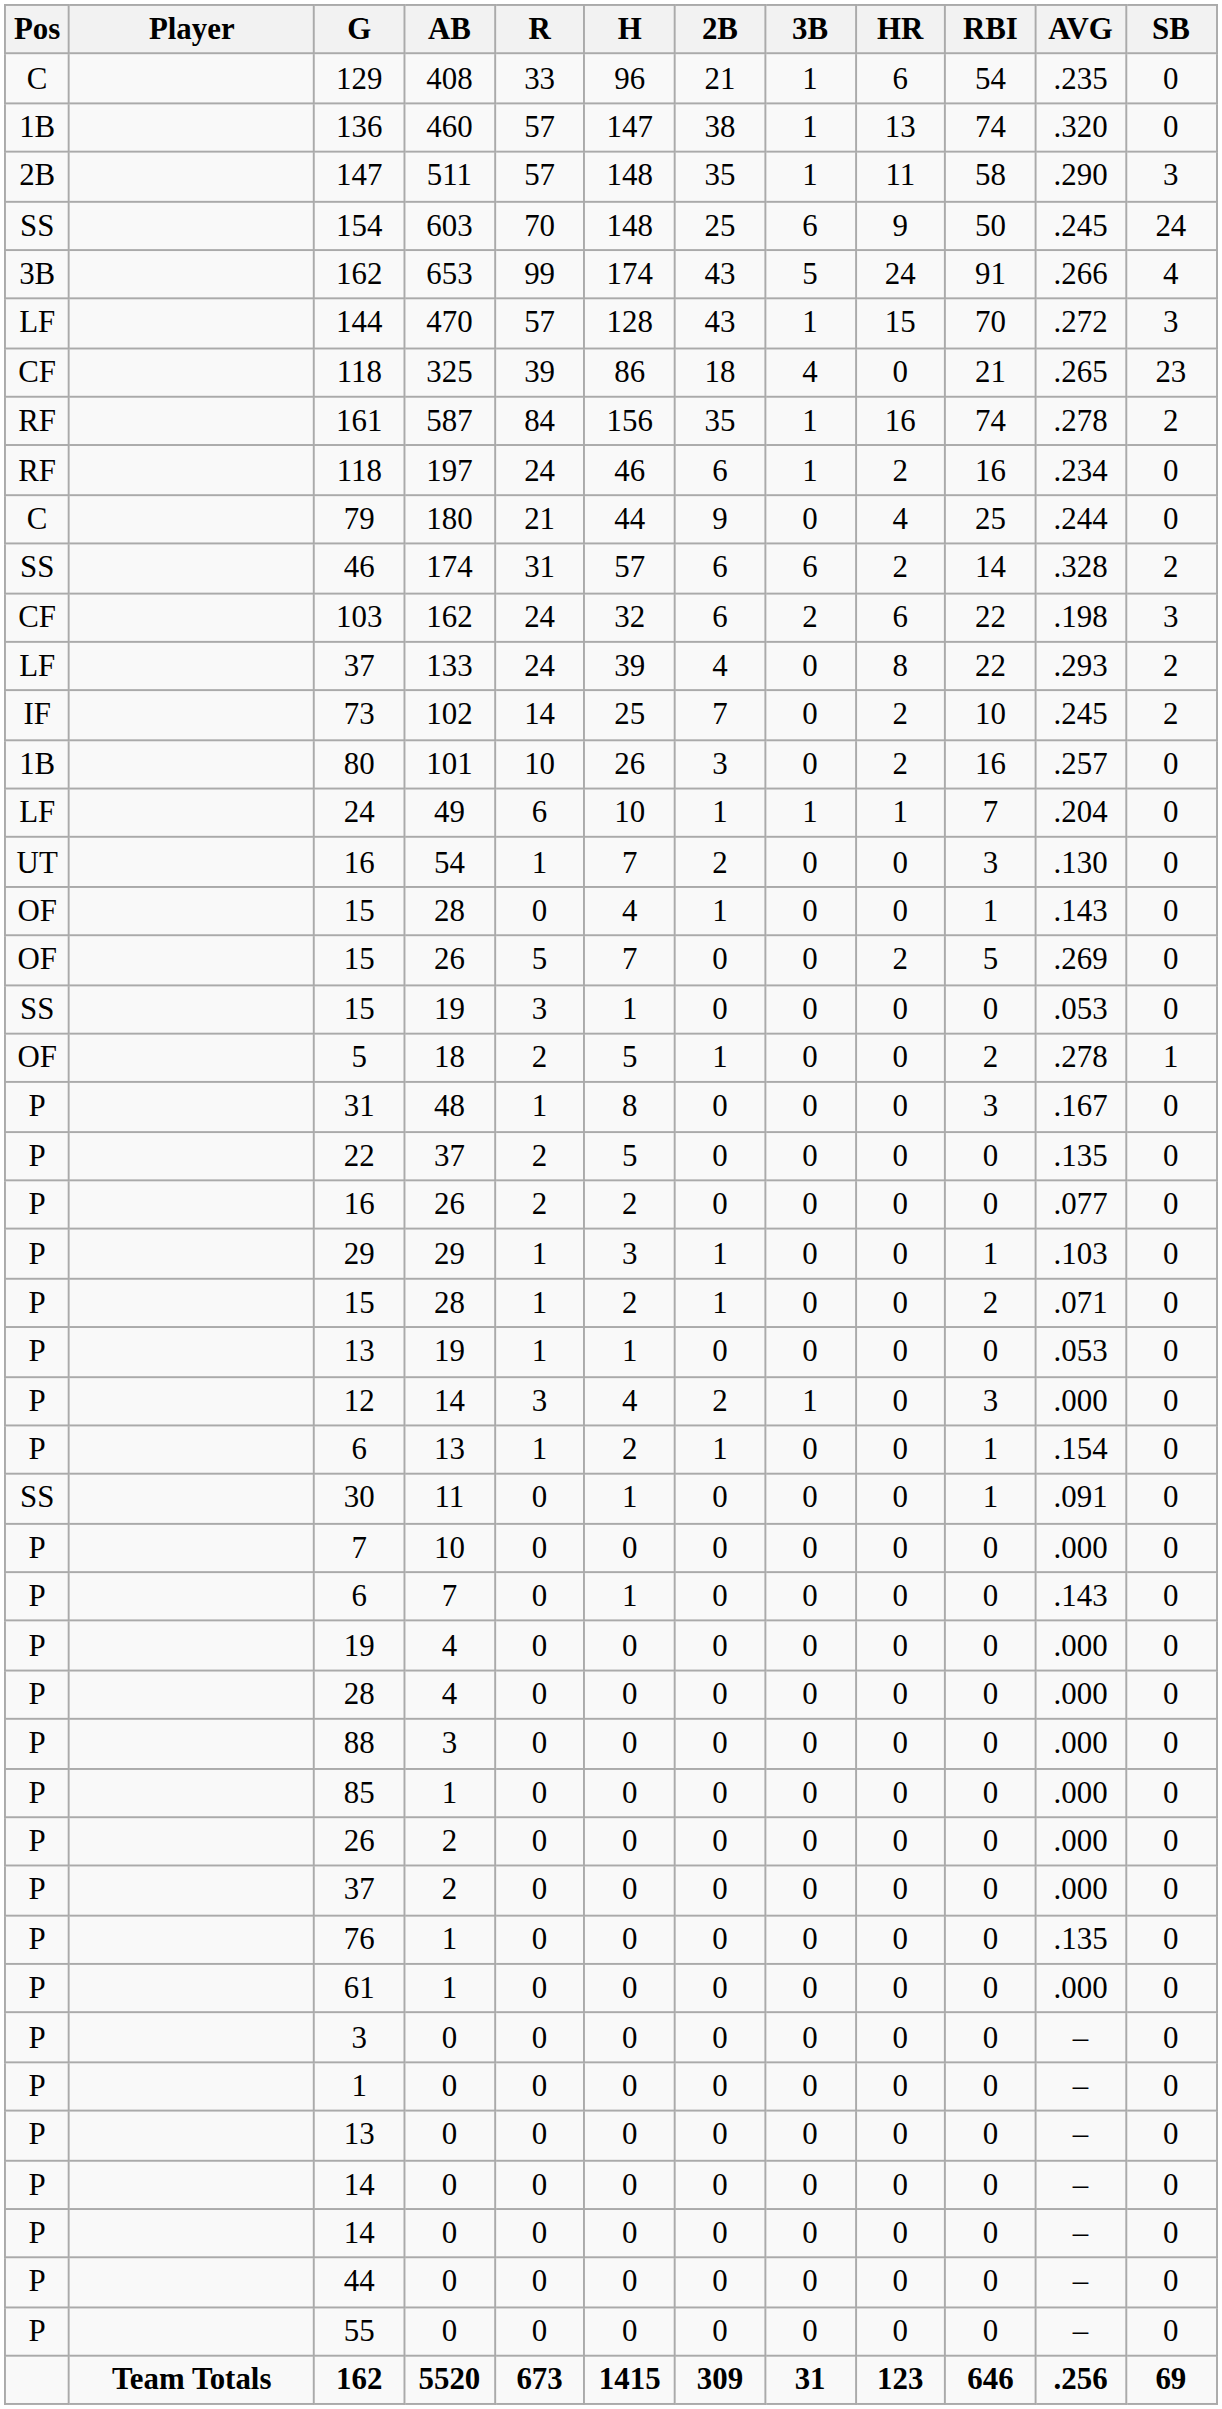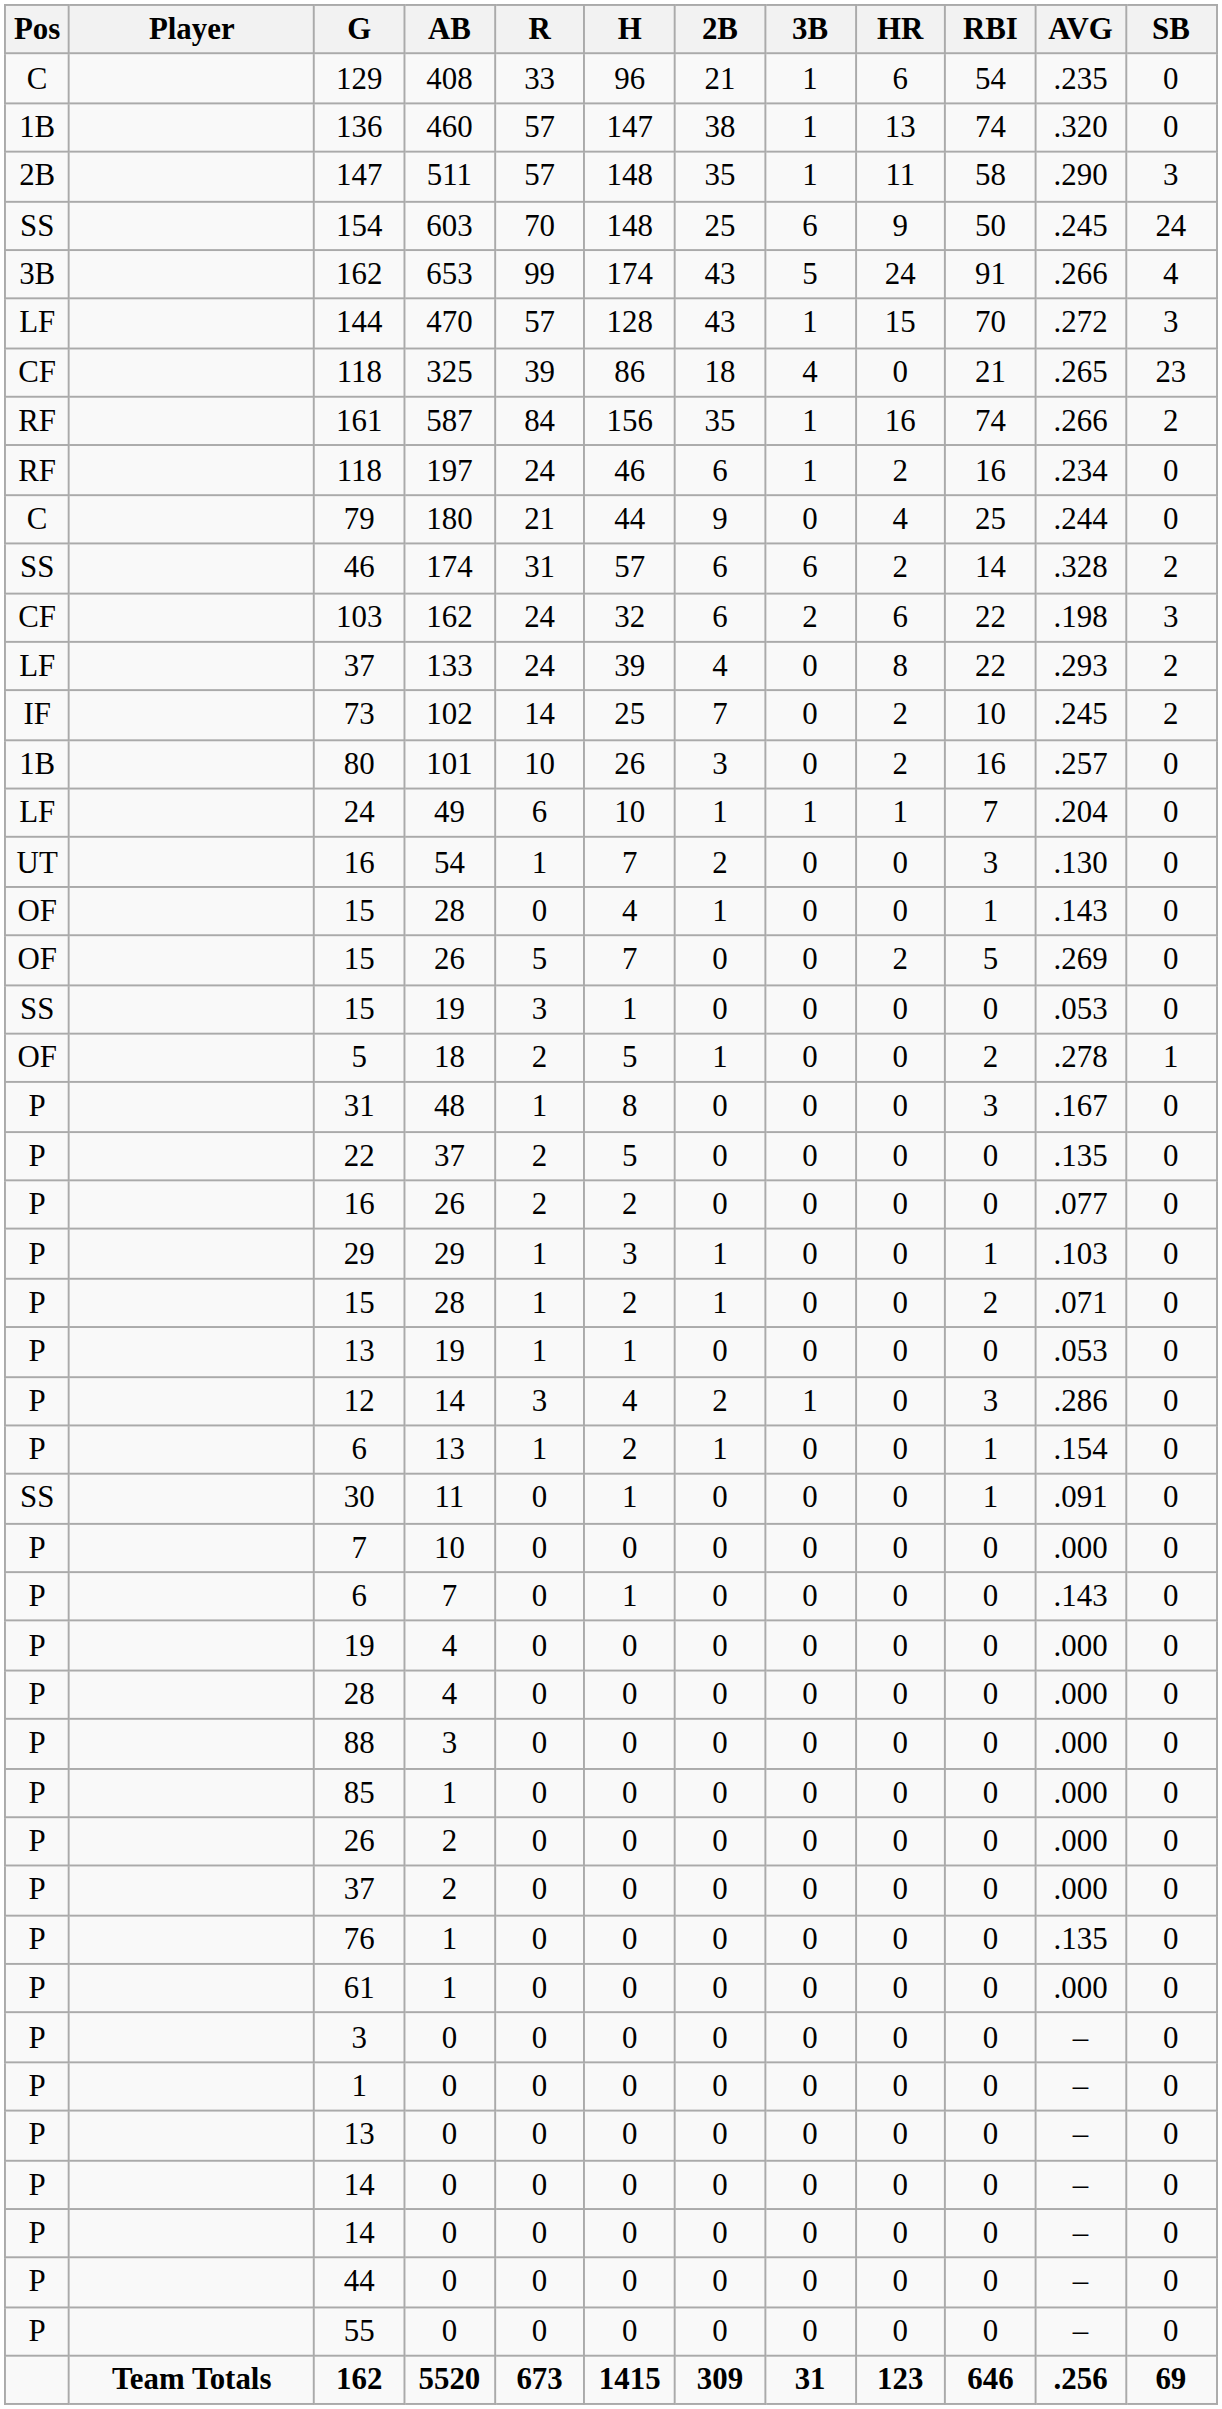(1081, 420) .278 -> (1081, 420) .266
(1081, 1400) .000 -> (1081, 1400) .286
